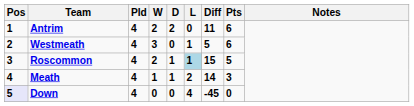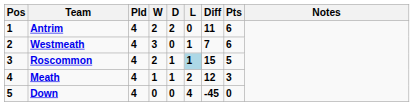(207, 45) 5 -> (207, 45) 7
(210, 77) 14 -> (210, 77) 12
(10, 93) lavender background -> (10, 93) no background
